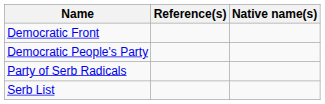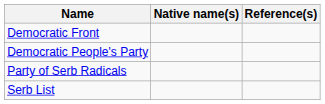columns swapped: (275, 14) <-> (190, 14)
